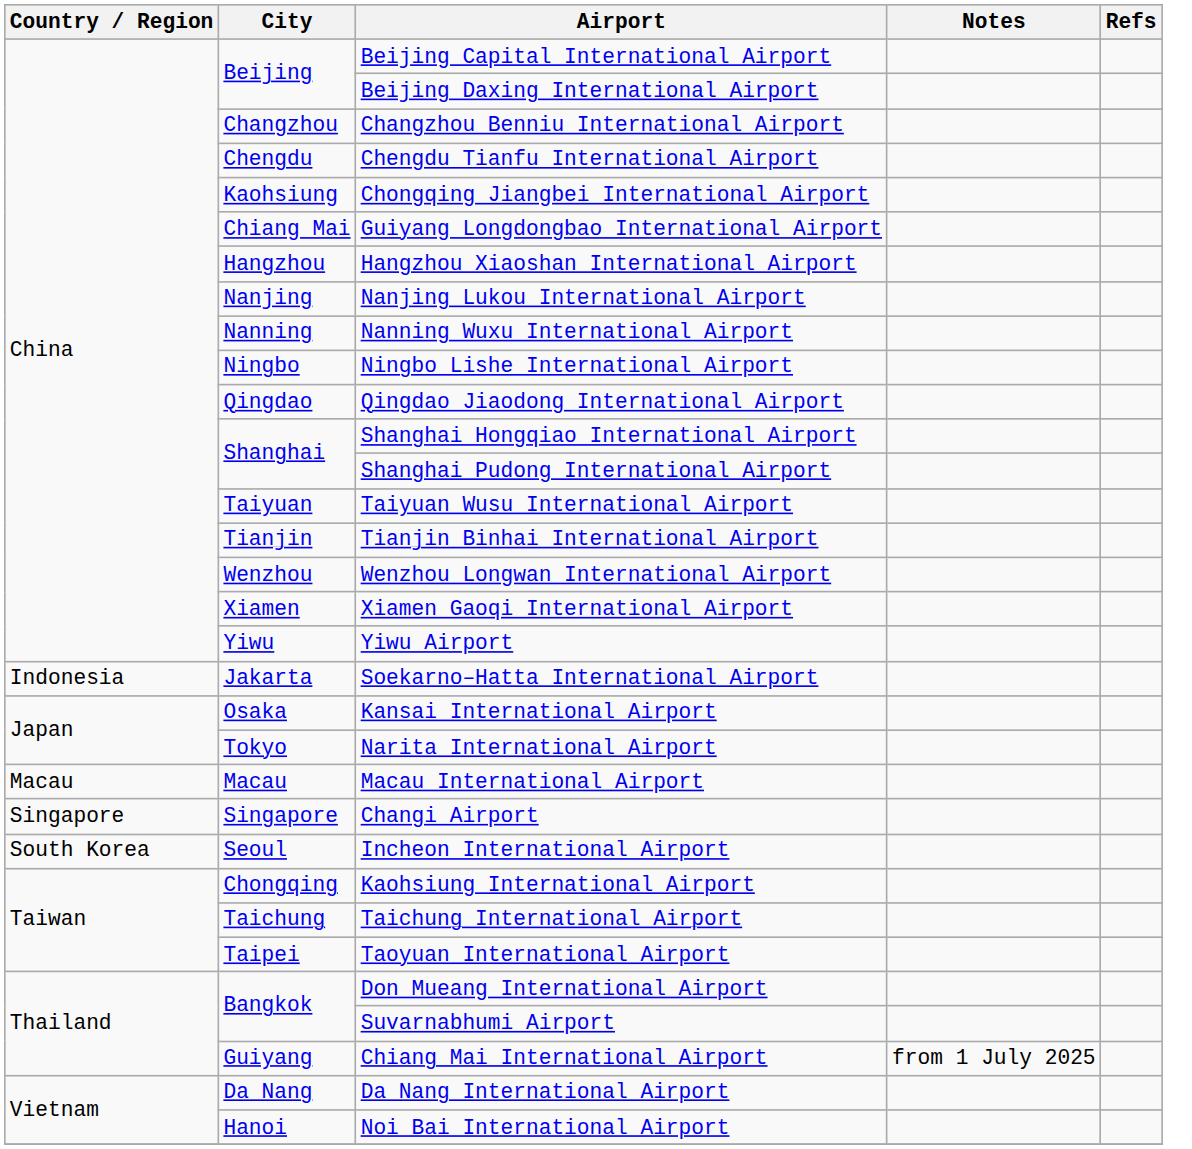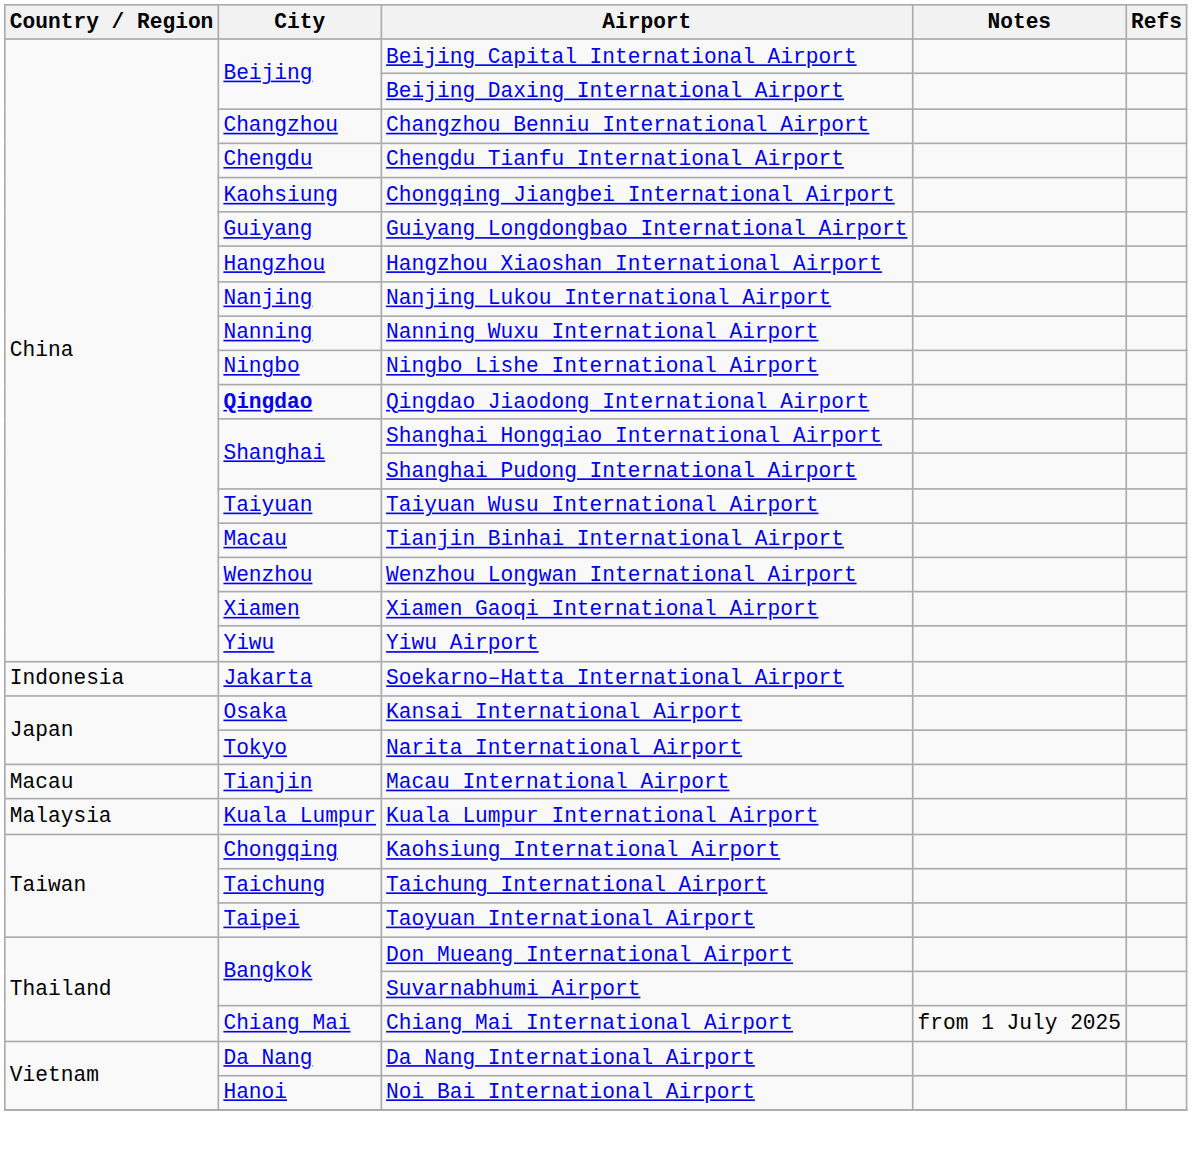(287, 229) Chiang Mai -> (268, 229) Guiyang
(268, 402) normal -> (268, 402) bold
(268, 540) Tianjin -> (255, 540) Macau
(255, 782) Macau -> (268, 782) Tianjin
+ row: (602, 816)
- row: (450, 816)
- row: (545, 851)
(268, 1058) Guiyang -> (287, 1024) Chiang Mai
